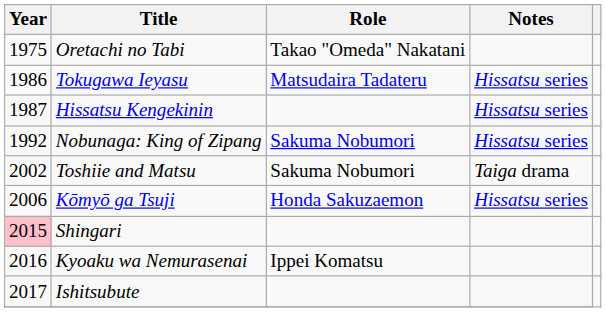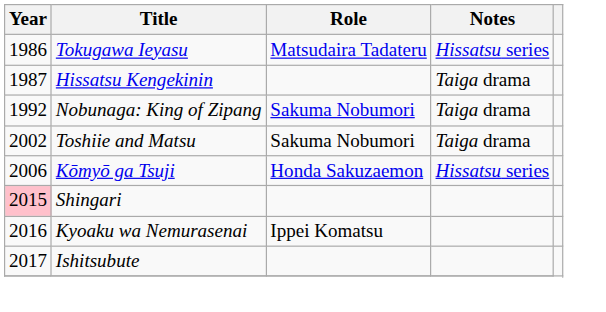- row: (120, 49)
(531, 110) Hissatsu series -> (483, 79) Taiga drama
(531, 140) Hissatsu series -> (483, 110) Taiga drama
